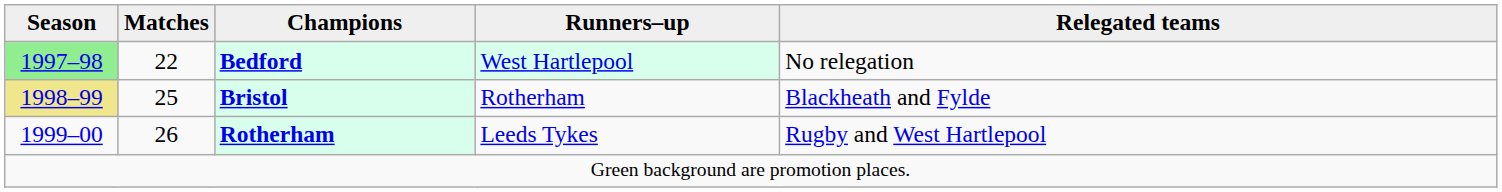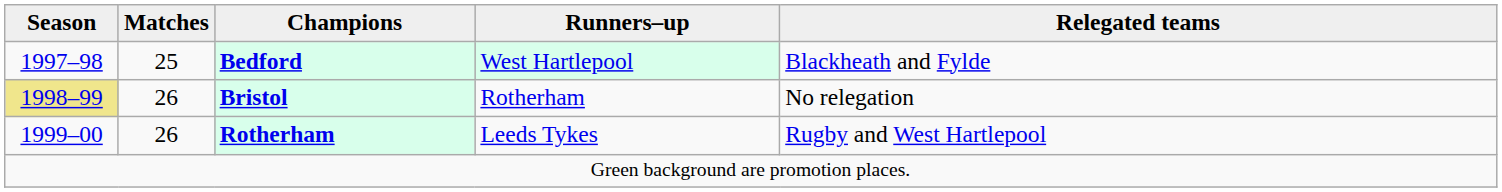(62, 60) lightgreen background -> (62, 60) no background
(166, 60) 22 -> (166, 60) 25
(850, 60) No relegation -> (888, 60) Blackheath and Fylde
(166, 97) 25 -> (166, 97) 26
(888, 97) Blackheath and Fylde -> (850, 97) No relegation
